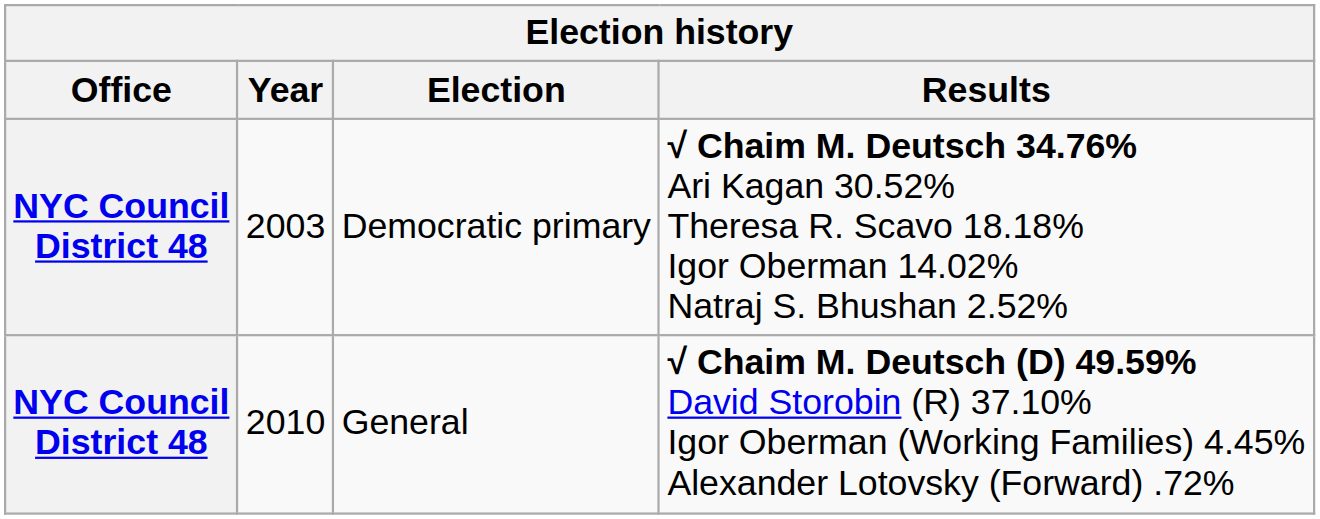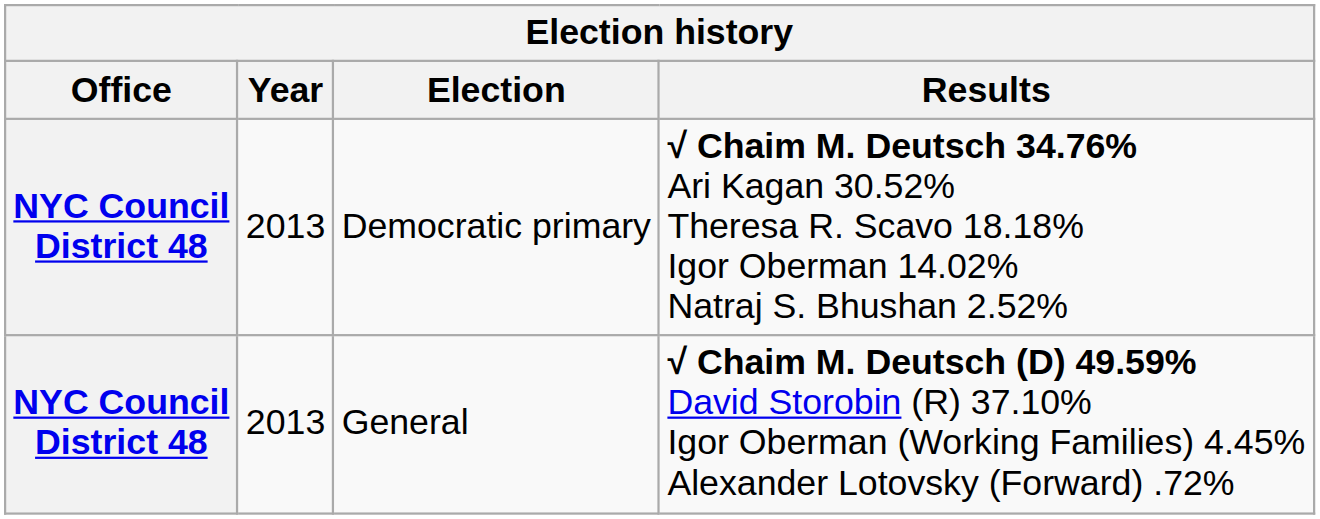(286, 226) 2003 -> (286, 226) 2013
(286, 423) 2010 -> (286, 423) 2013
